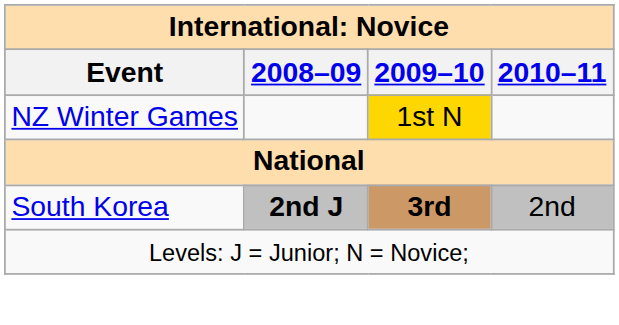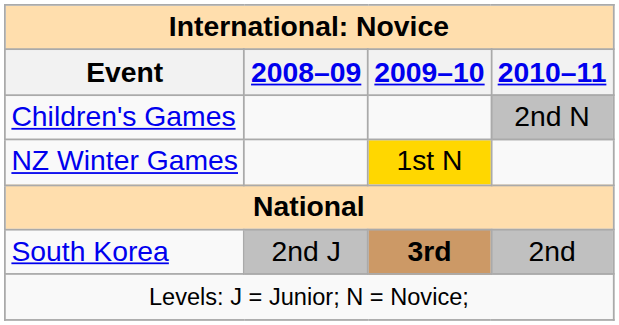+ row: (124, 116)
(306, 206) bold -> (306, 251) normal
